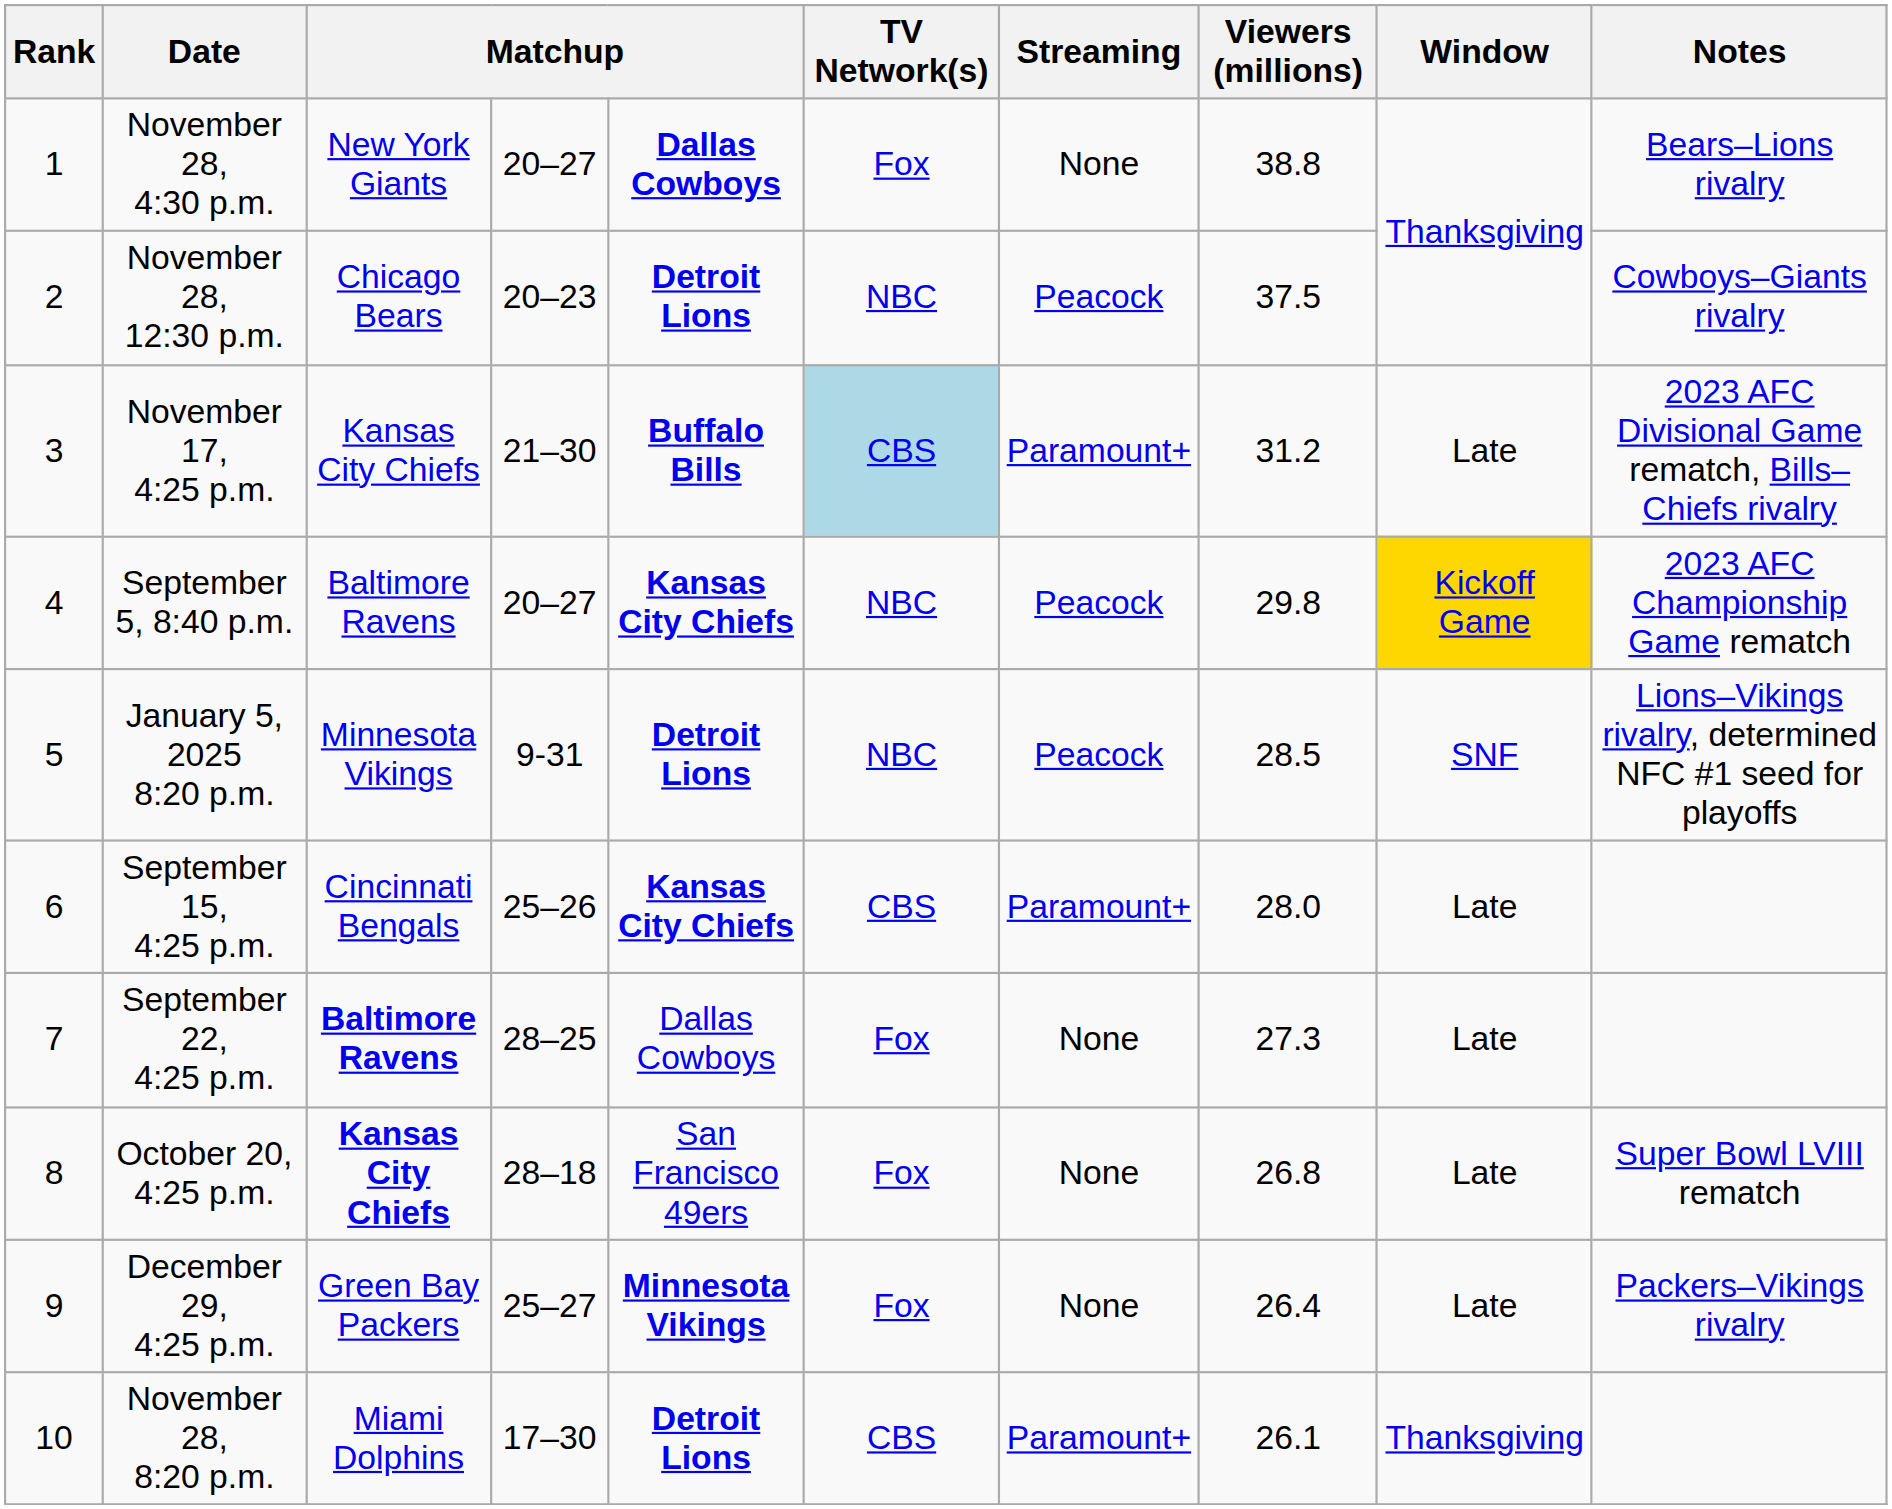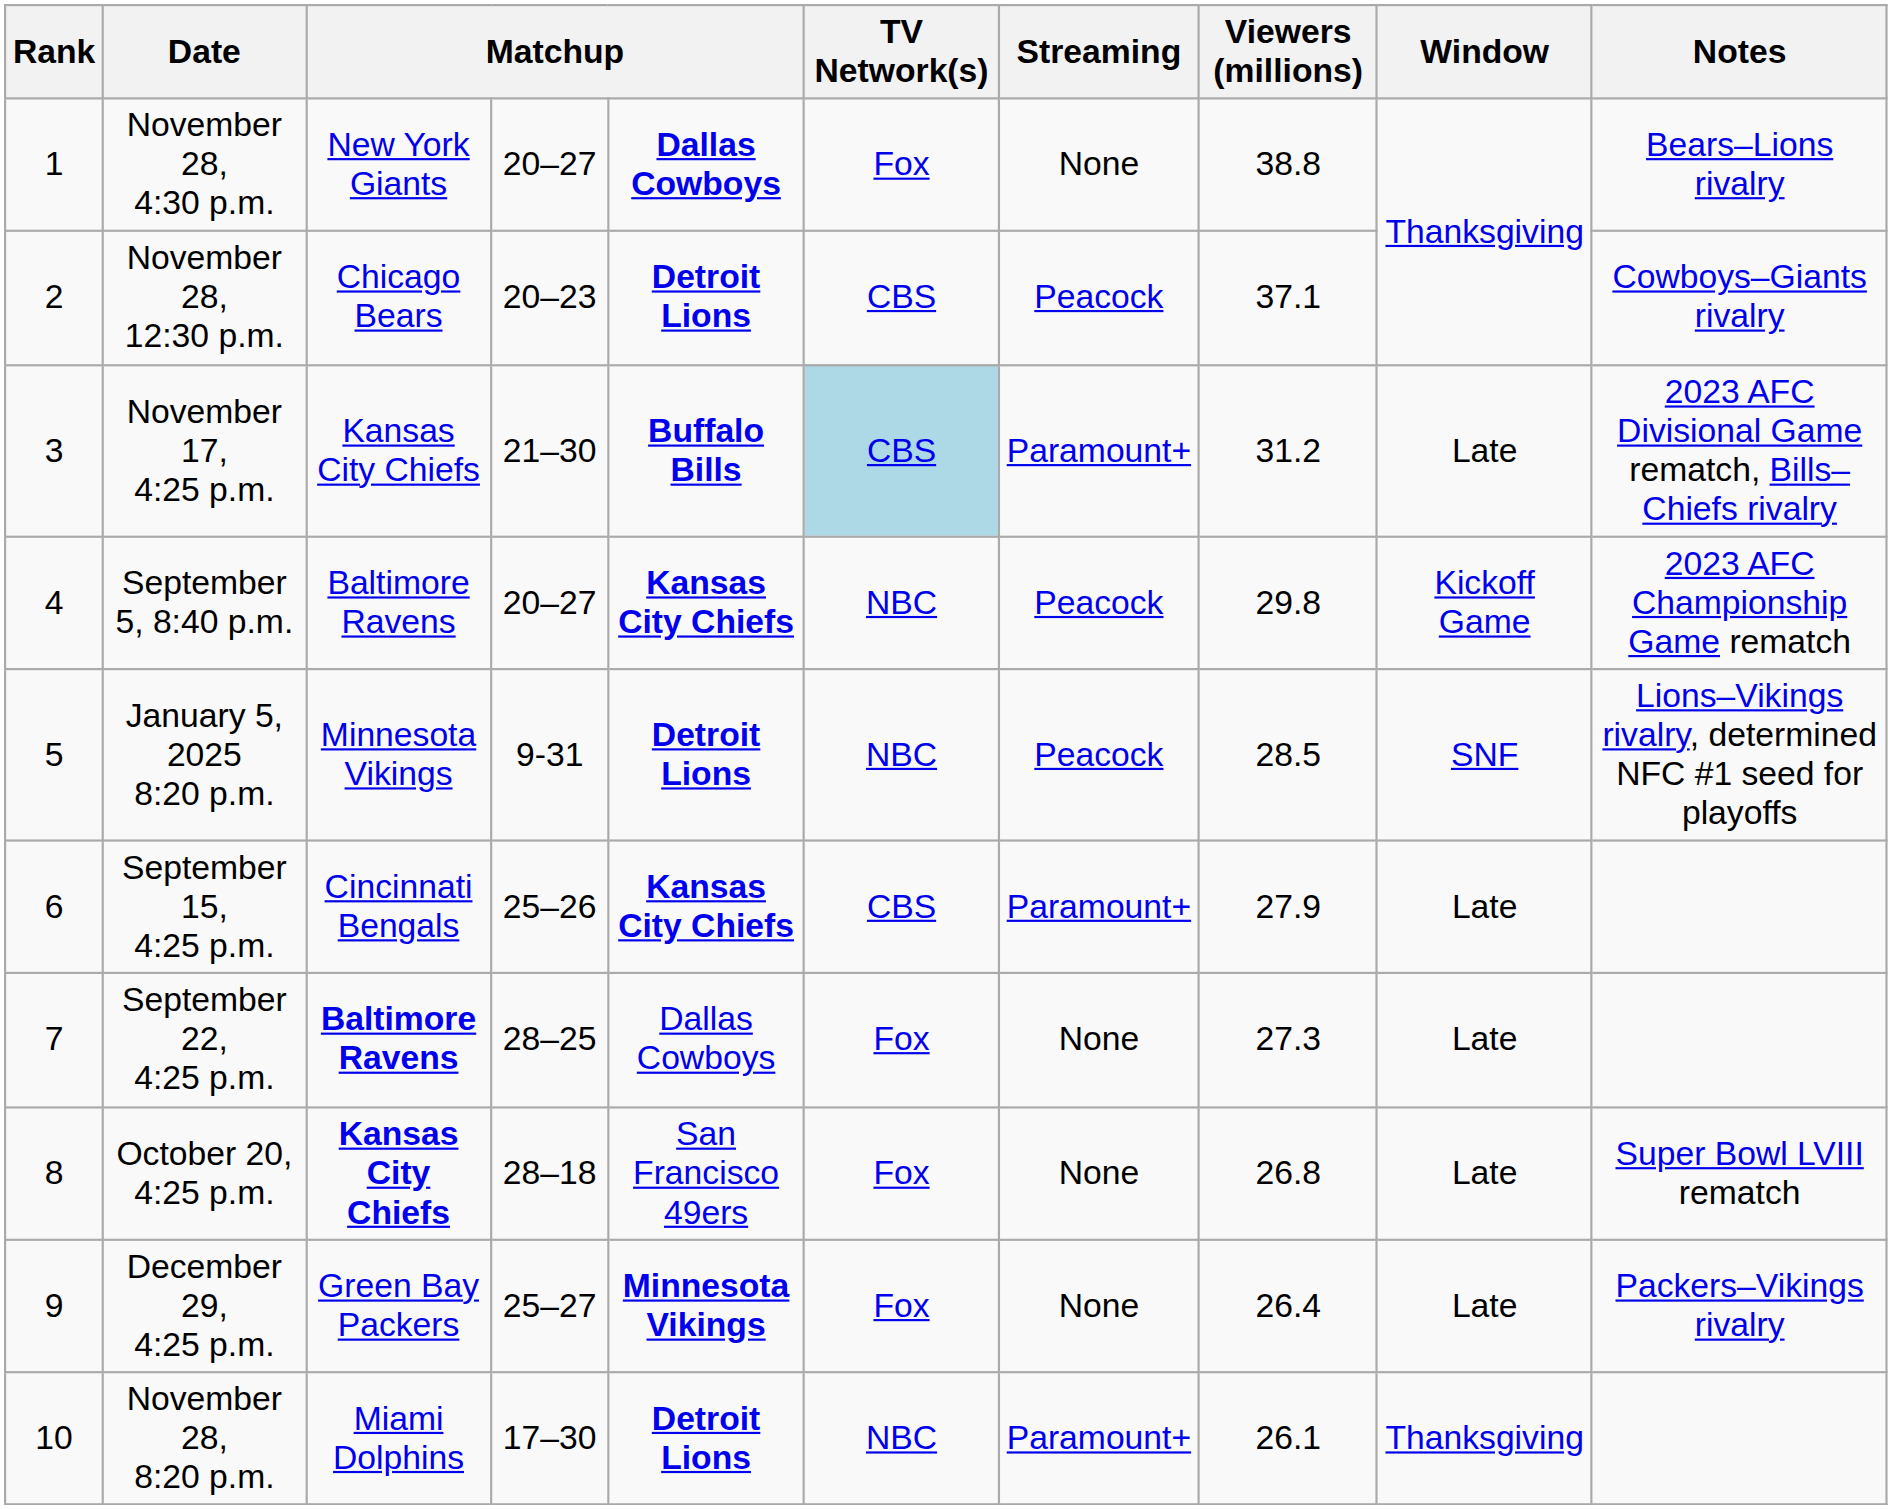(902, 296) NBC -> (902, 296) CBS
(1288, 296) 37.5 -> (1288, 296) 37.1
(1485, 601) gold background -> (1485, 601) no background
(1288, 906) 28.0 -> (1288, 906) 27.9
(902, 1437) CBS -> (902, 1437) NBC
